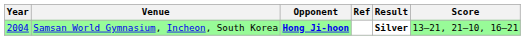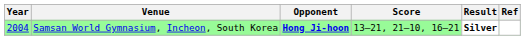columns swapped: (465, 12) <-> (362, 12)
